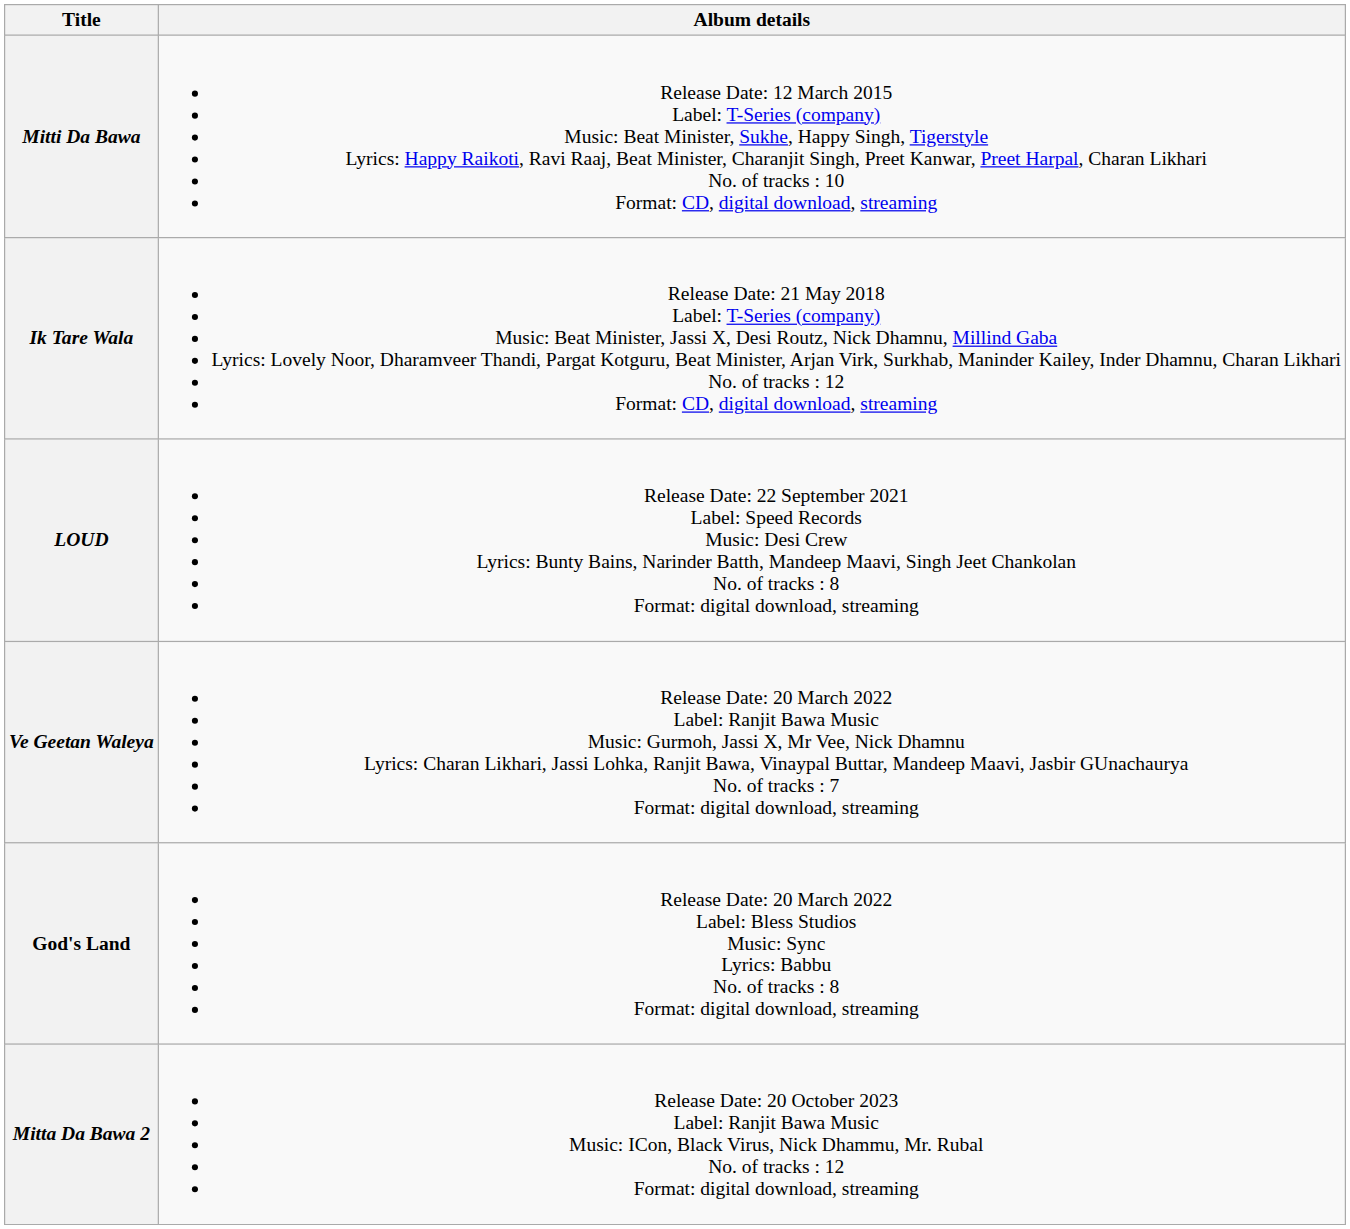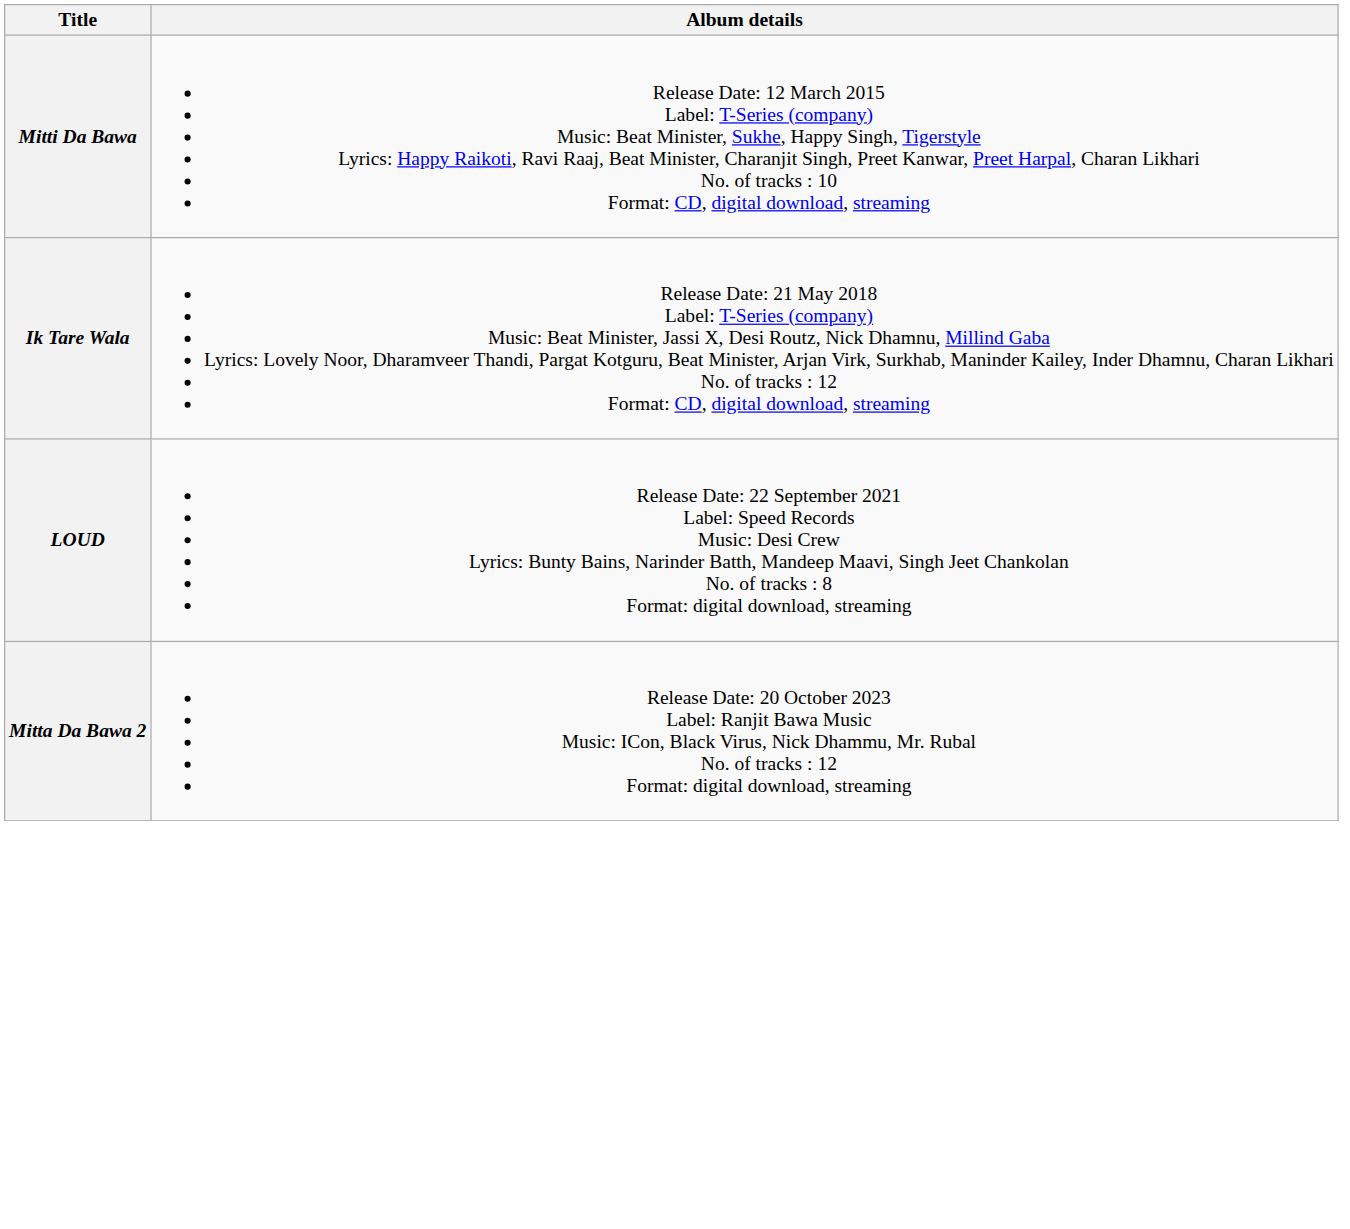- row: (81, 741)
- row: (81, 943)
